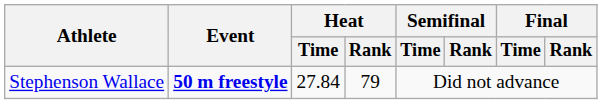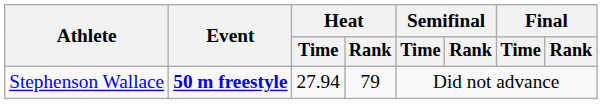(318, 82) 27.84 -> (318, 82) 27.94
